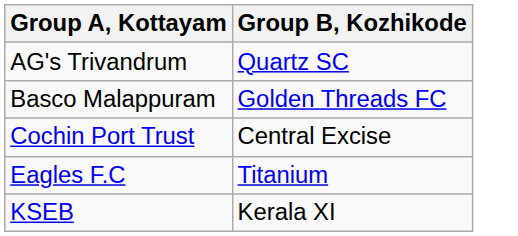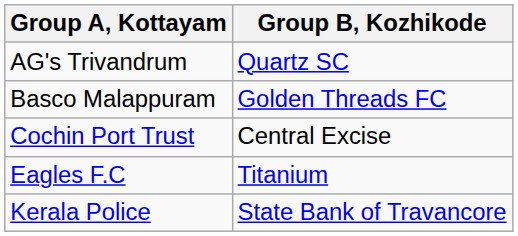+ row: (80, 212)
- row: (42, 212)
